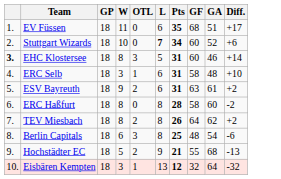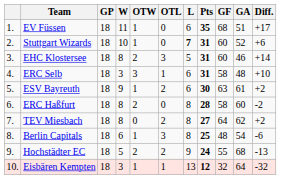+ column: (144, 12)
(177, 43) 34 -> (205, 43) 31
(10, 58) bold -> (10, 58) normal
(177, 89) 31 -> (205, 89) 30
(177, 120) 26 -> (205, 120) 27
(177, 151) 21 -> (205, 151) 24
